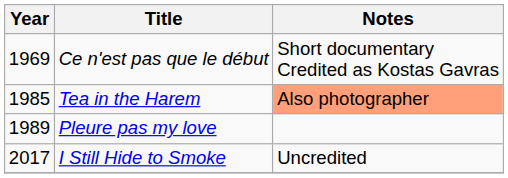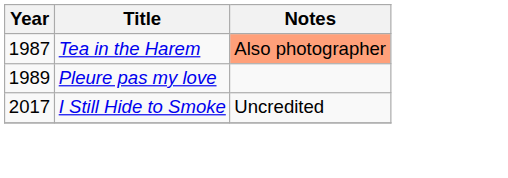- row: (164, 59)
(30, 98) 1985 -> (30, 48) 1987
